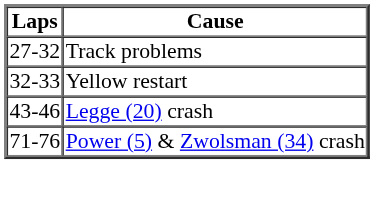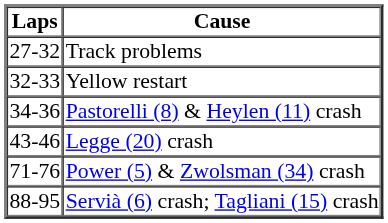+ row: (214, 111)
+ row: (222, 201)
